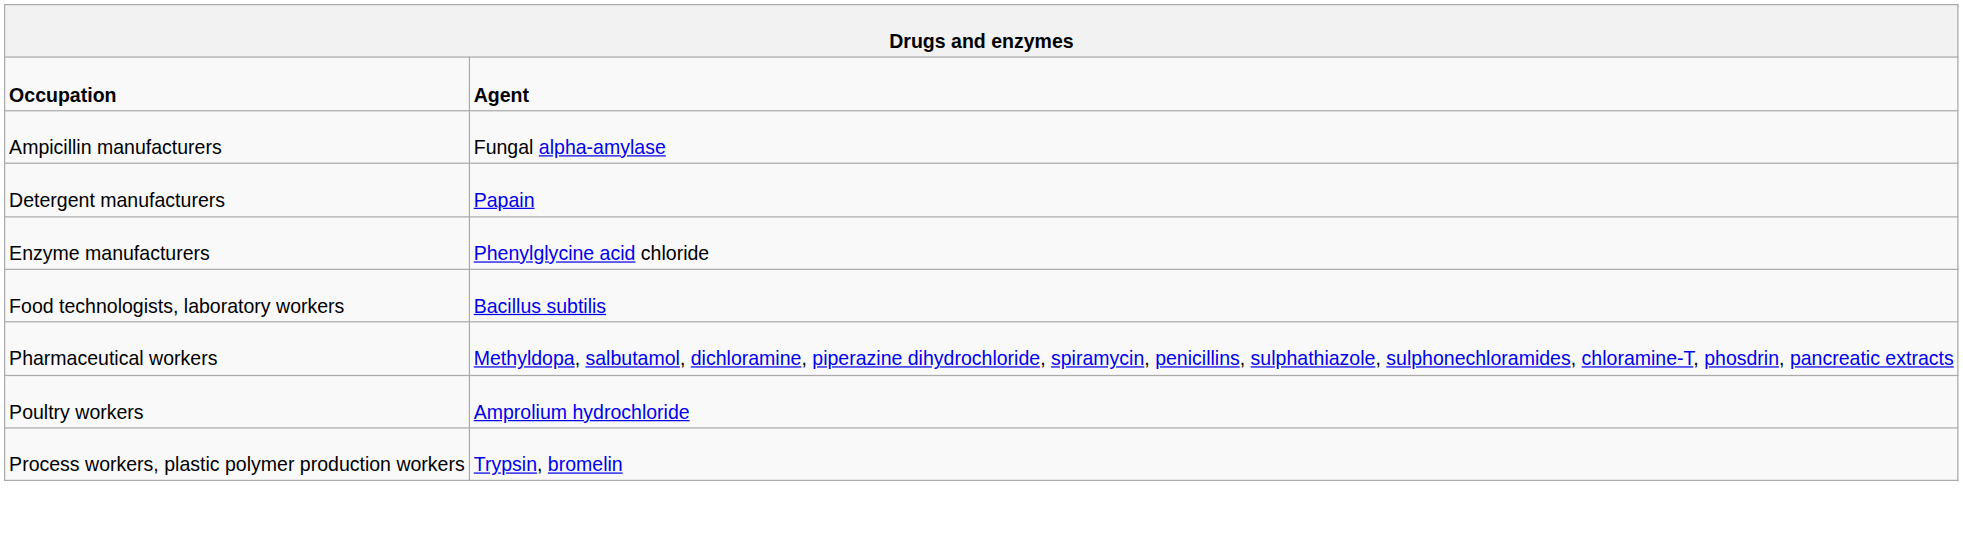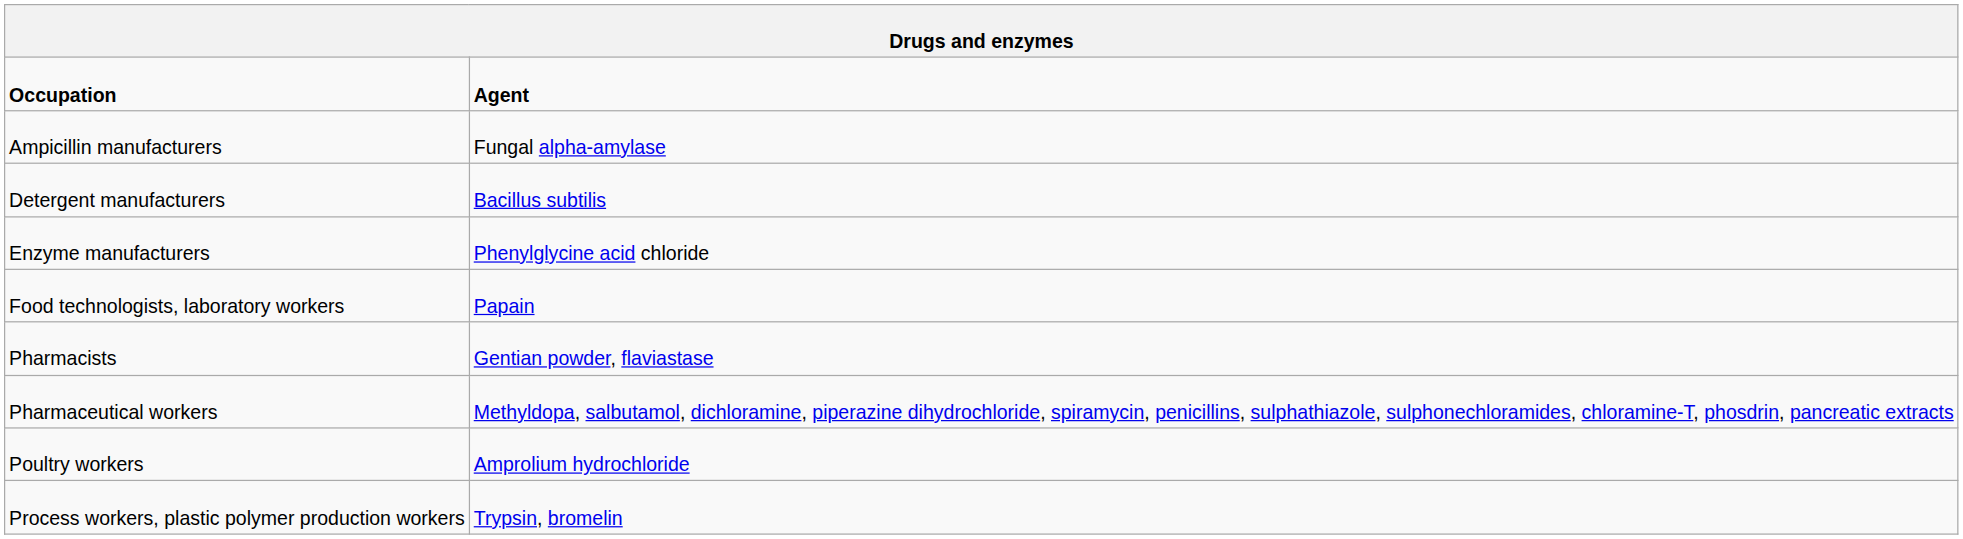(504, 200) Papain -> (540, 200) Bacillus subtilis
(540, 306) Bacillus subtilis -> (504, 306) Papain
+ row: (63, 359)
